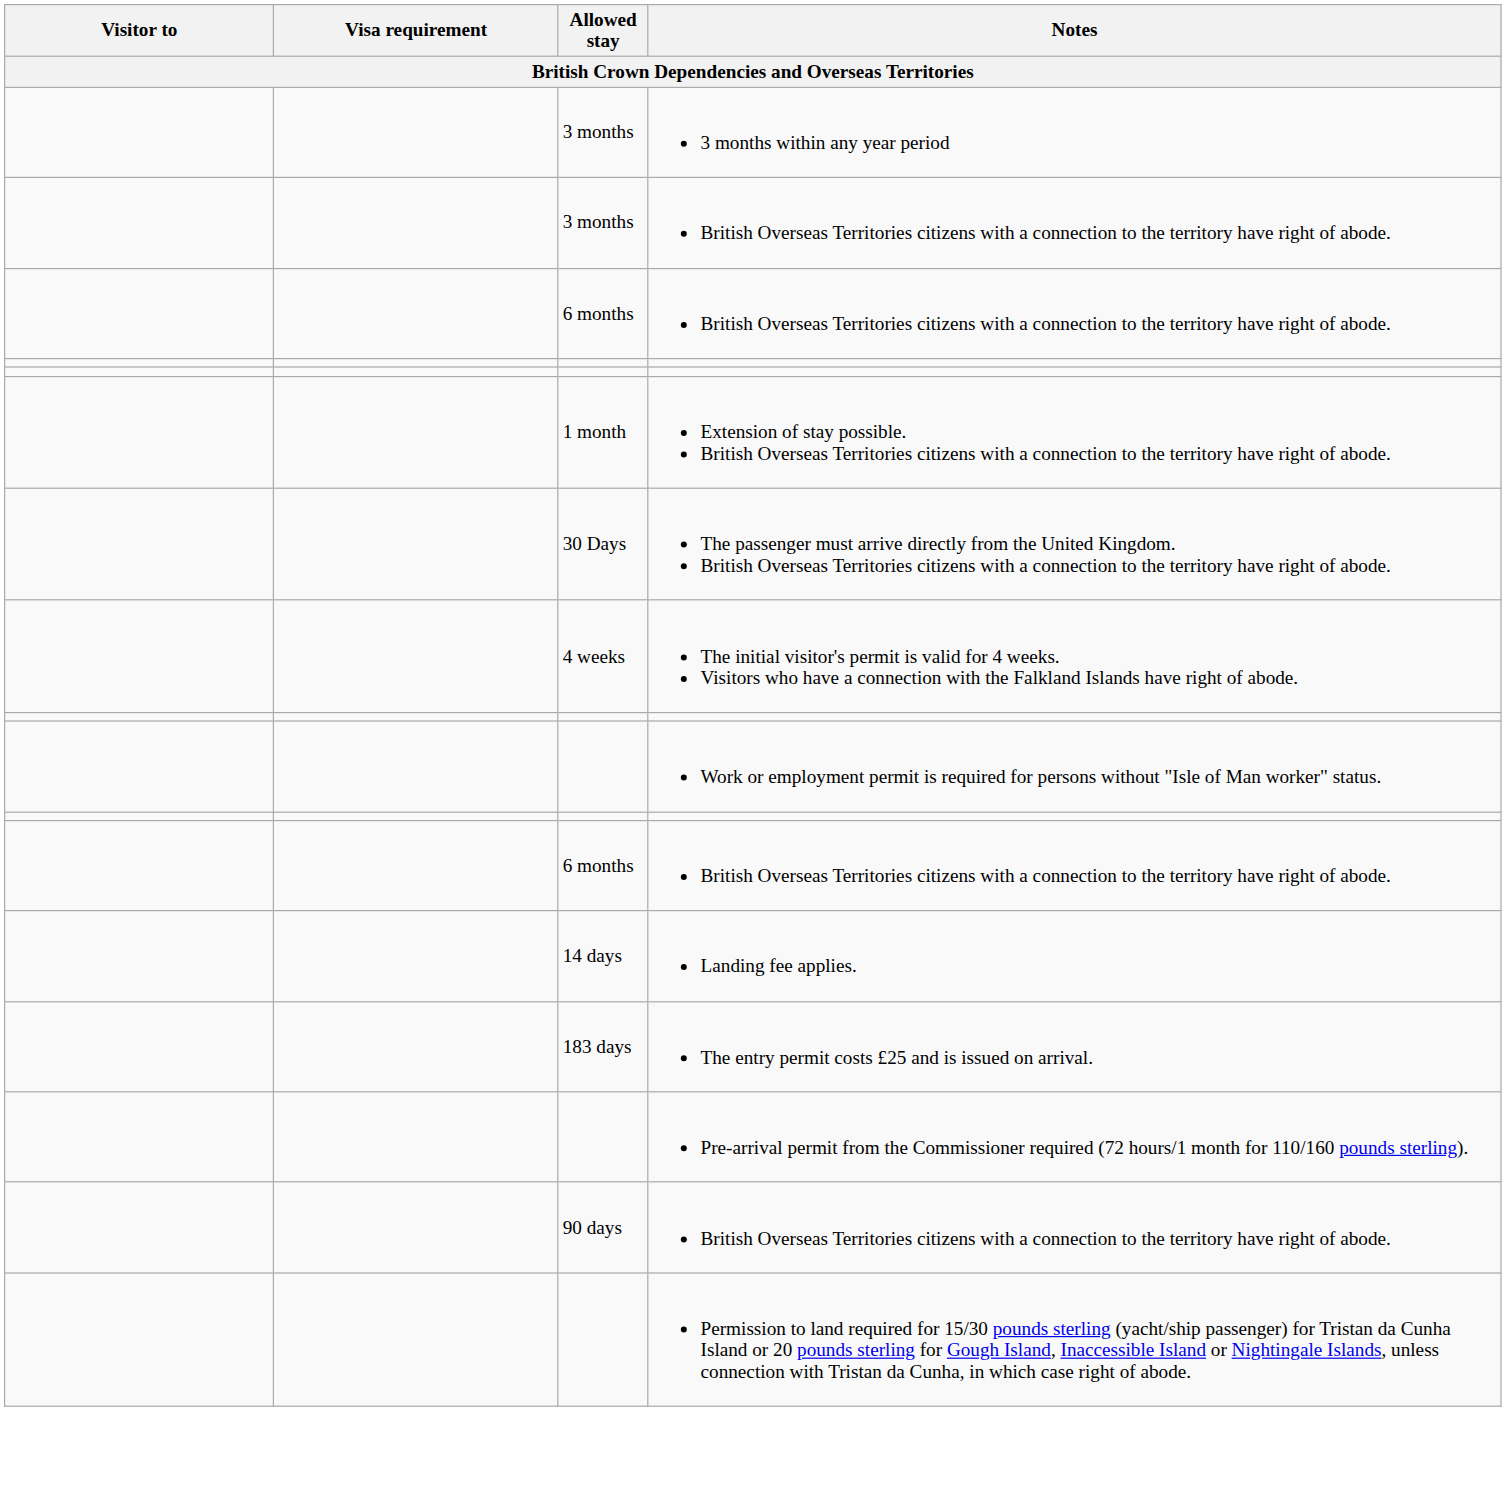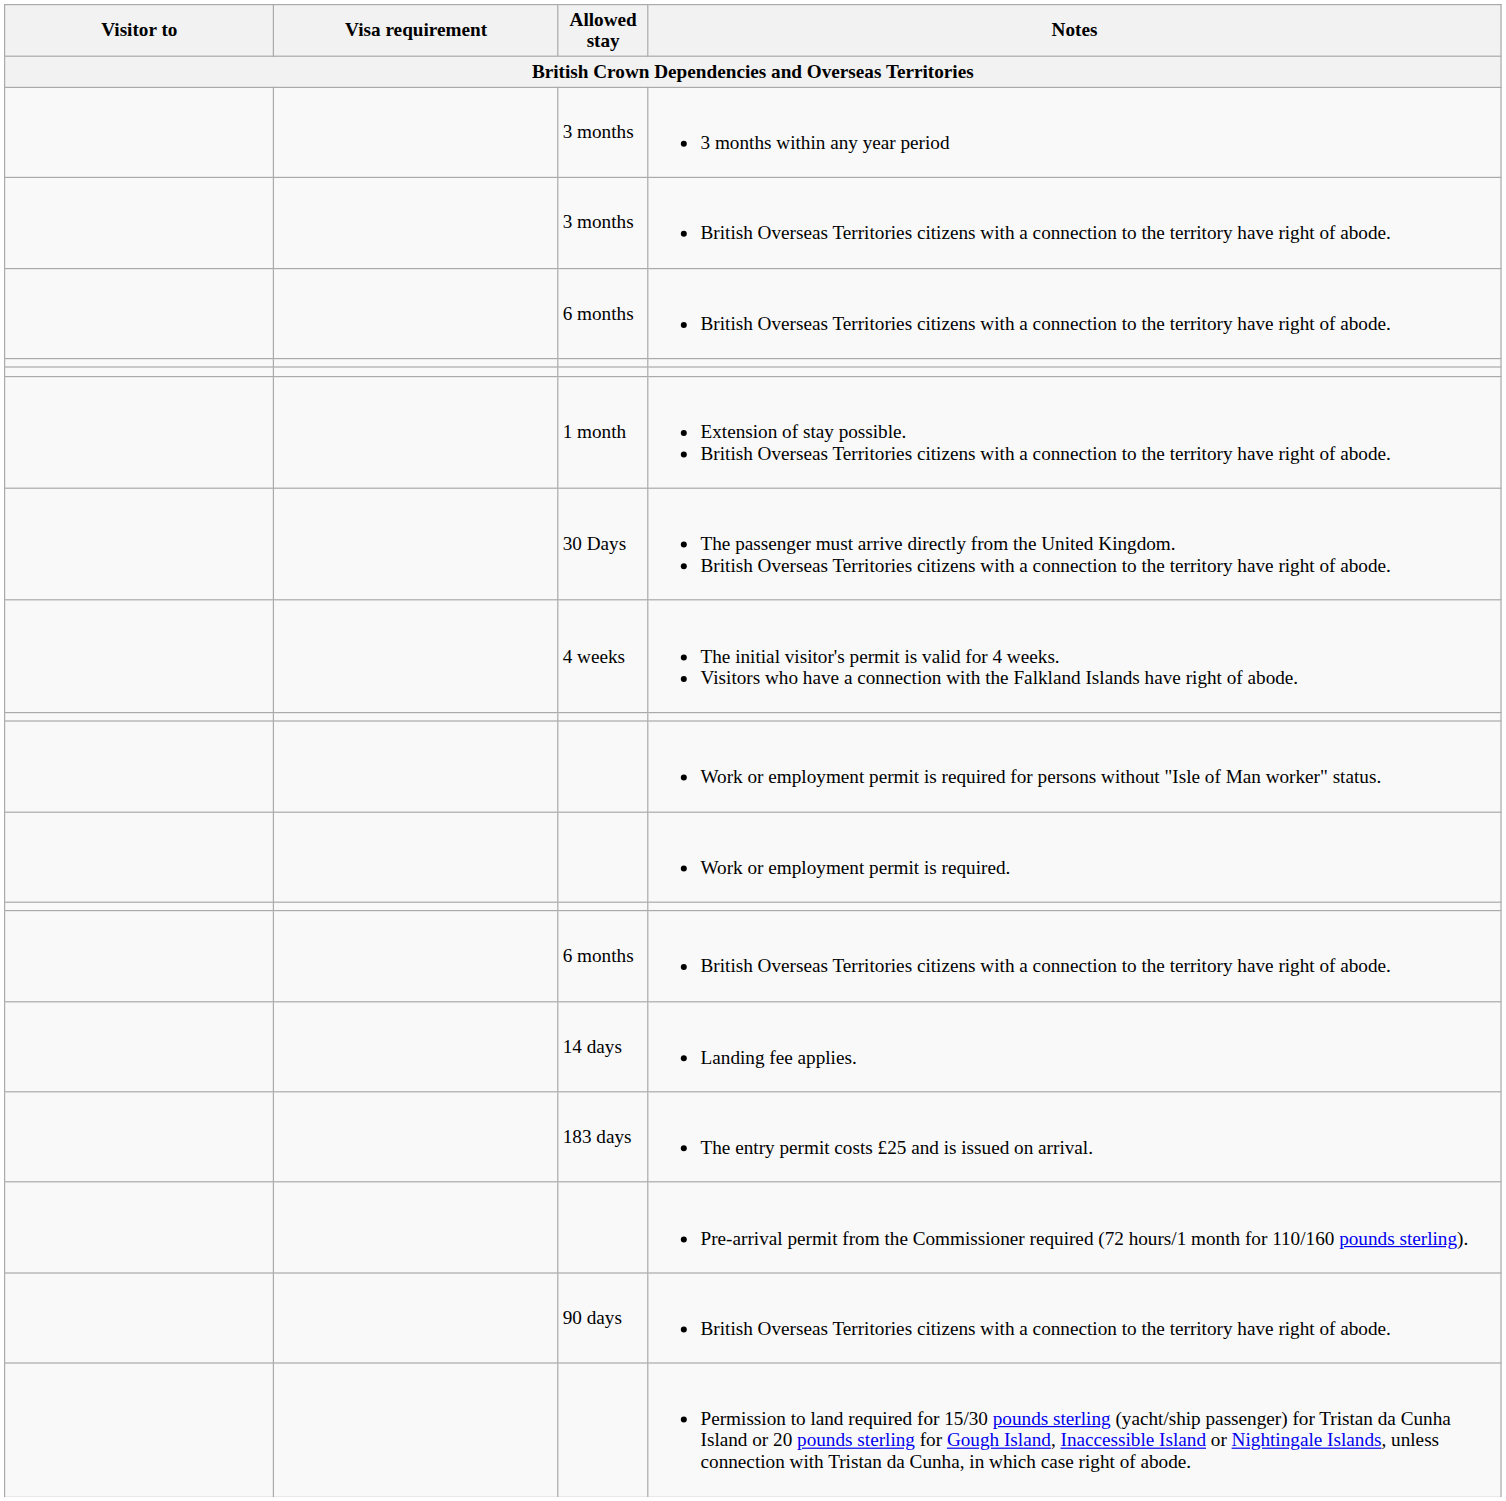+ row: (603, 857)
